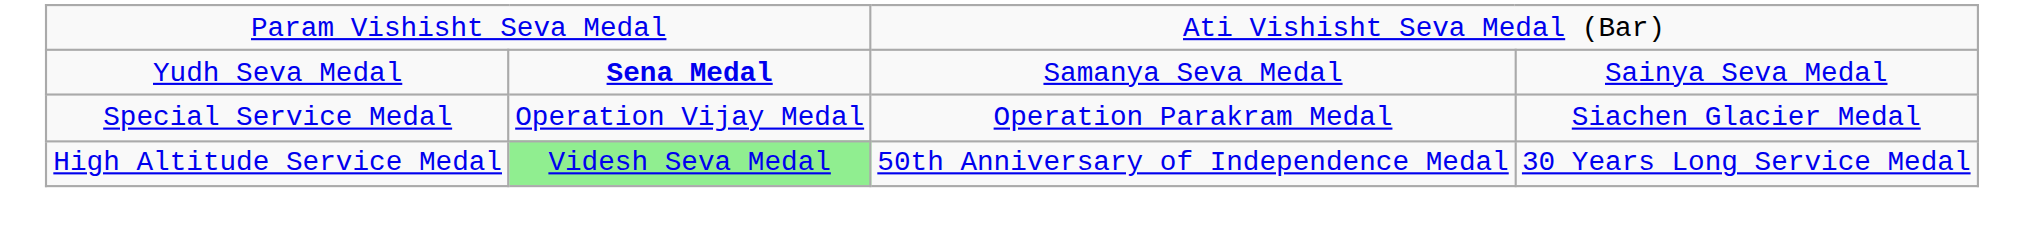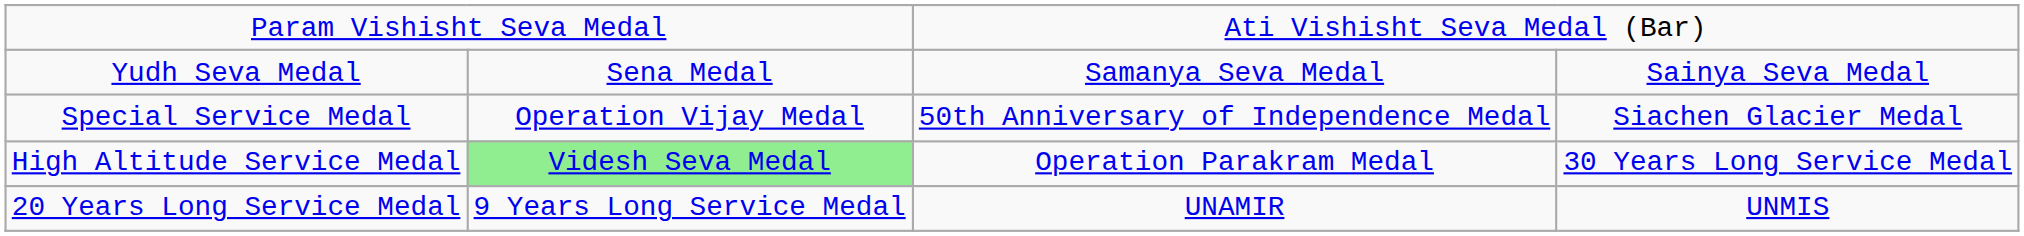(690, 73) bold -> (690, 73) normal
(1193, 118) Operation Parakram Medal -> (1235, 118) 50th Anniversary of Independence Medal
(1193, 163) 50th Anniversary of Independence Medal -> (1235, 163) Operation Parakram Medal
+ row: (236, 208)
